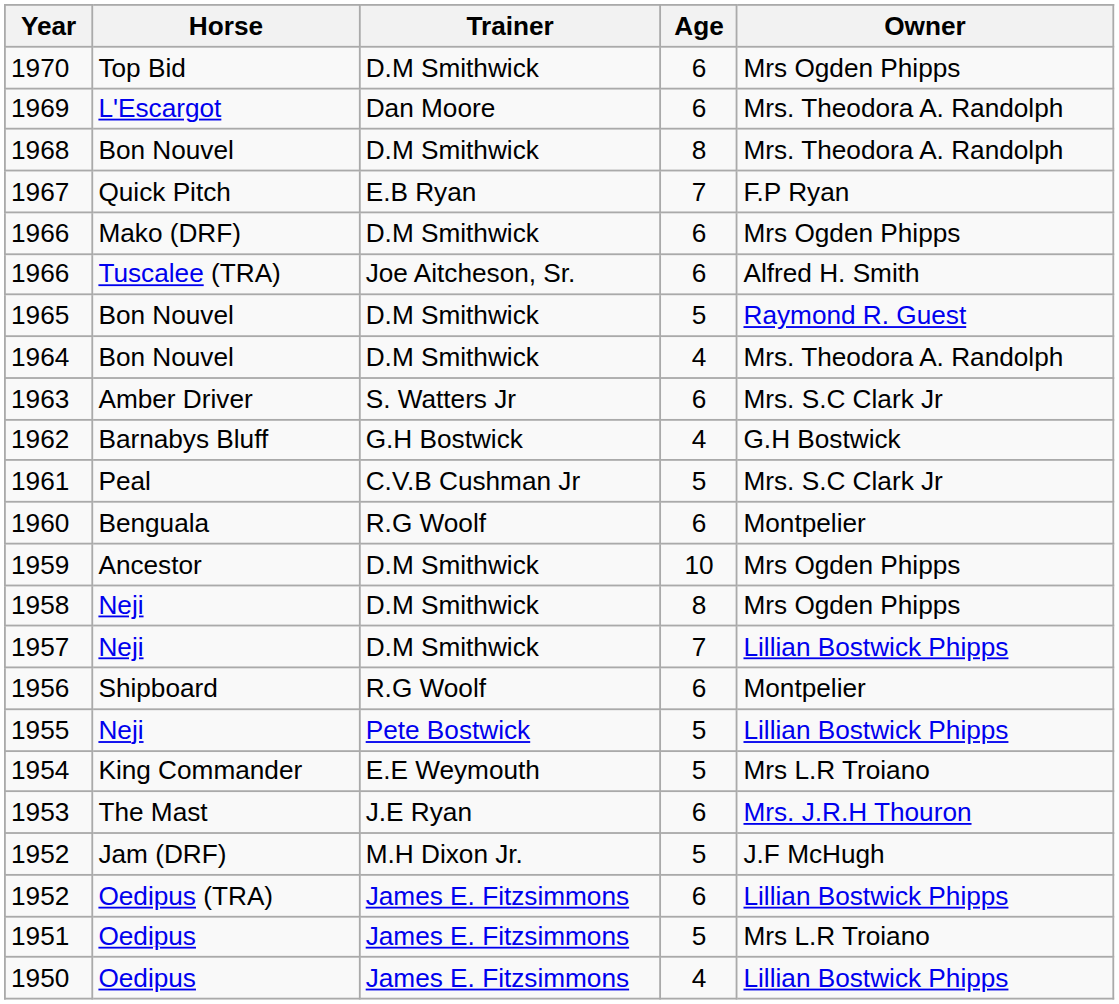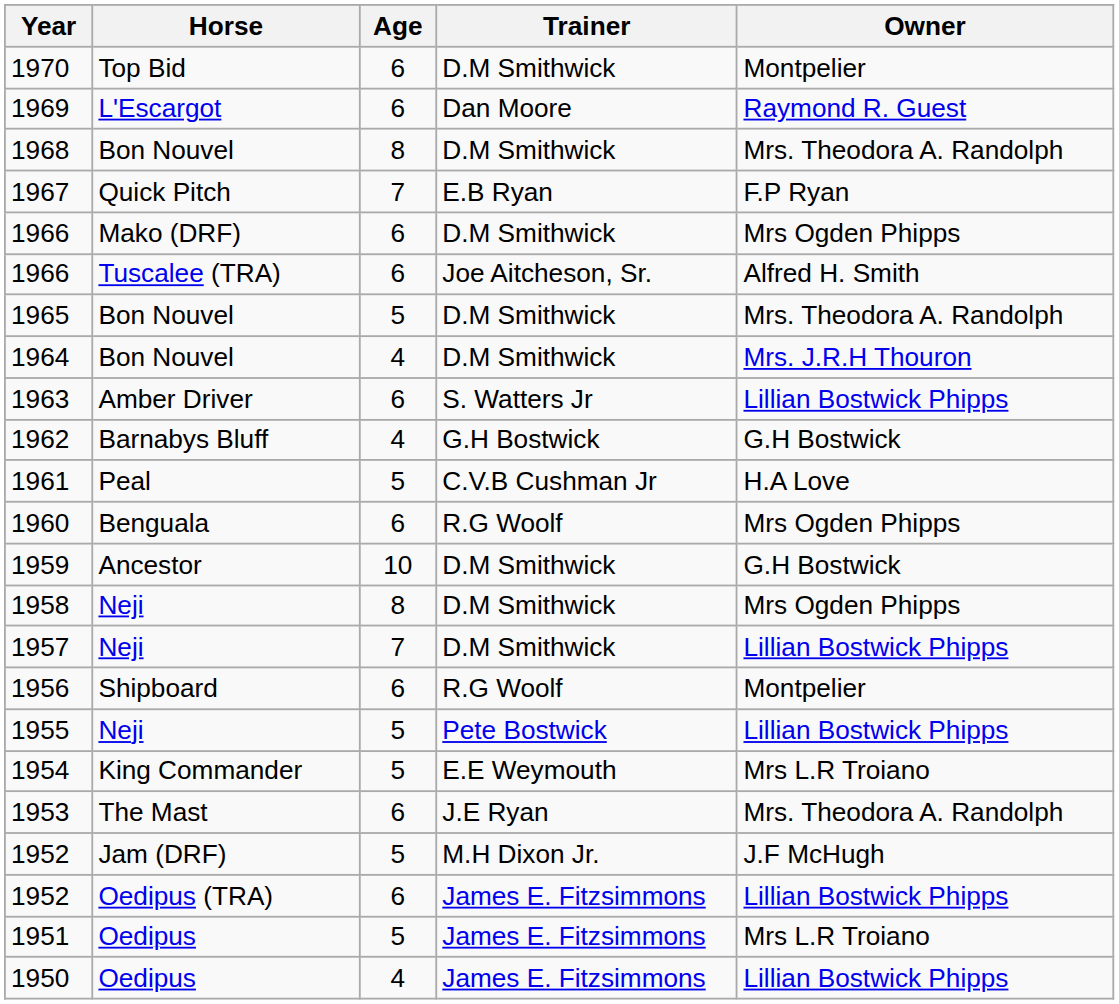columns swapped: (699, 26) <-> (510, 26)
(852, 67) Mrs Ogden Phipps -> (805, 67) Montpelier
(903, 109) Mrs. Theodora A. Randolph -> (855, 109) Raymond R. Guest
(855, 316) Raymond R. Guest -> (903, 316) Mrs. Theodora A. Randolph
(903, 357) Mrs. Theodora A. Randolph -> (858, 357) Mrs. J.R.H Thouron
(843, 399) Mrs. S.C Clark Jr -> (876, 399) Lillian Bostwick Phipps
(843, 481) Mrs. S.C Clark Jr -> (797, 481) H.A Love
(805, 523) Montpelier -> (852, 523) Mrs Ogden Phipps
(852, 564) Mrs Ogden Phipps -> (822, 564) G.H Bostwick
(858, 813) Mrs. J.R.H Thouron -> (903, 813) Mrs. Theodora A. Randolph
